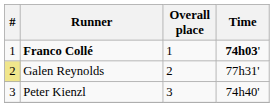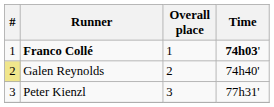(243, 71) 77h31' -> (243, 71) 74h40'
(243, 92) 74h40' -> (243, 92) 77h31'
